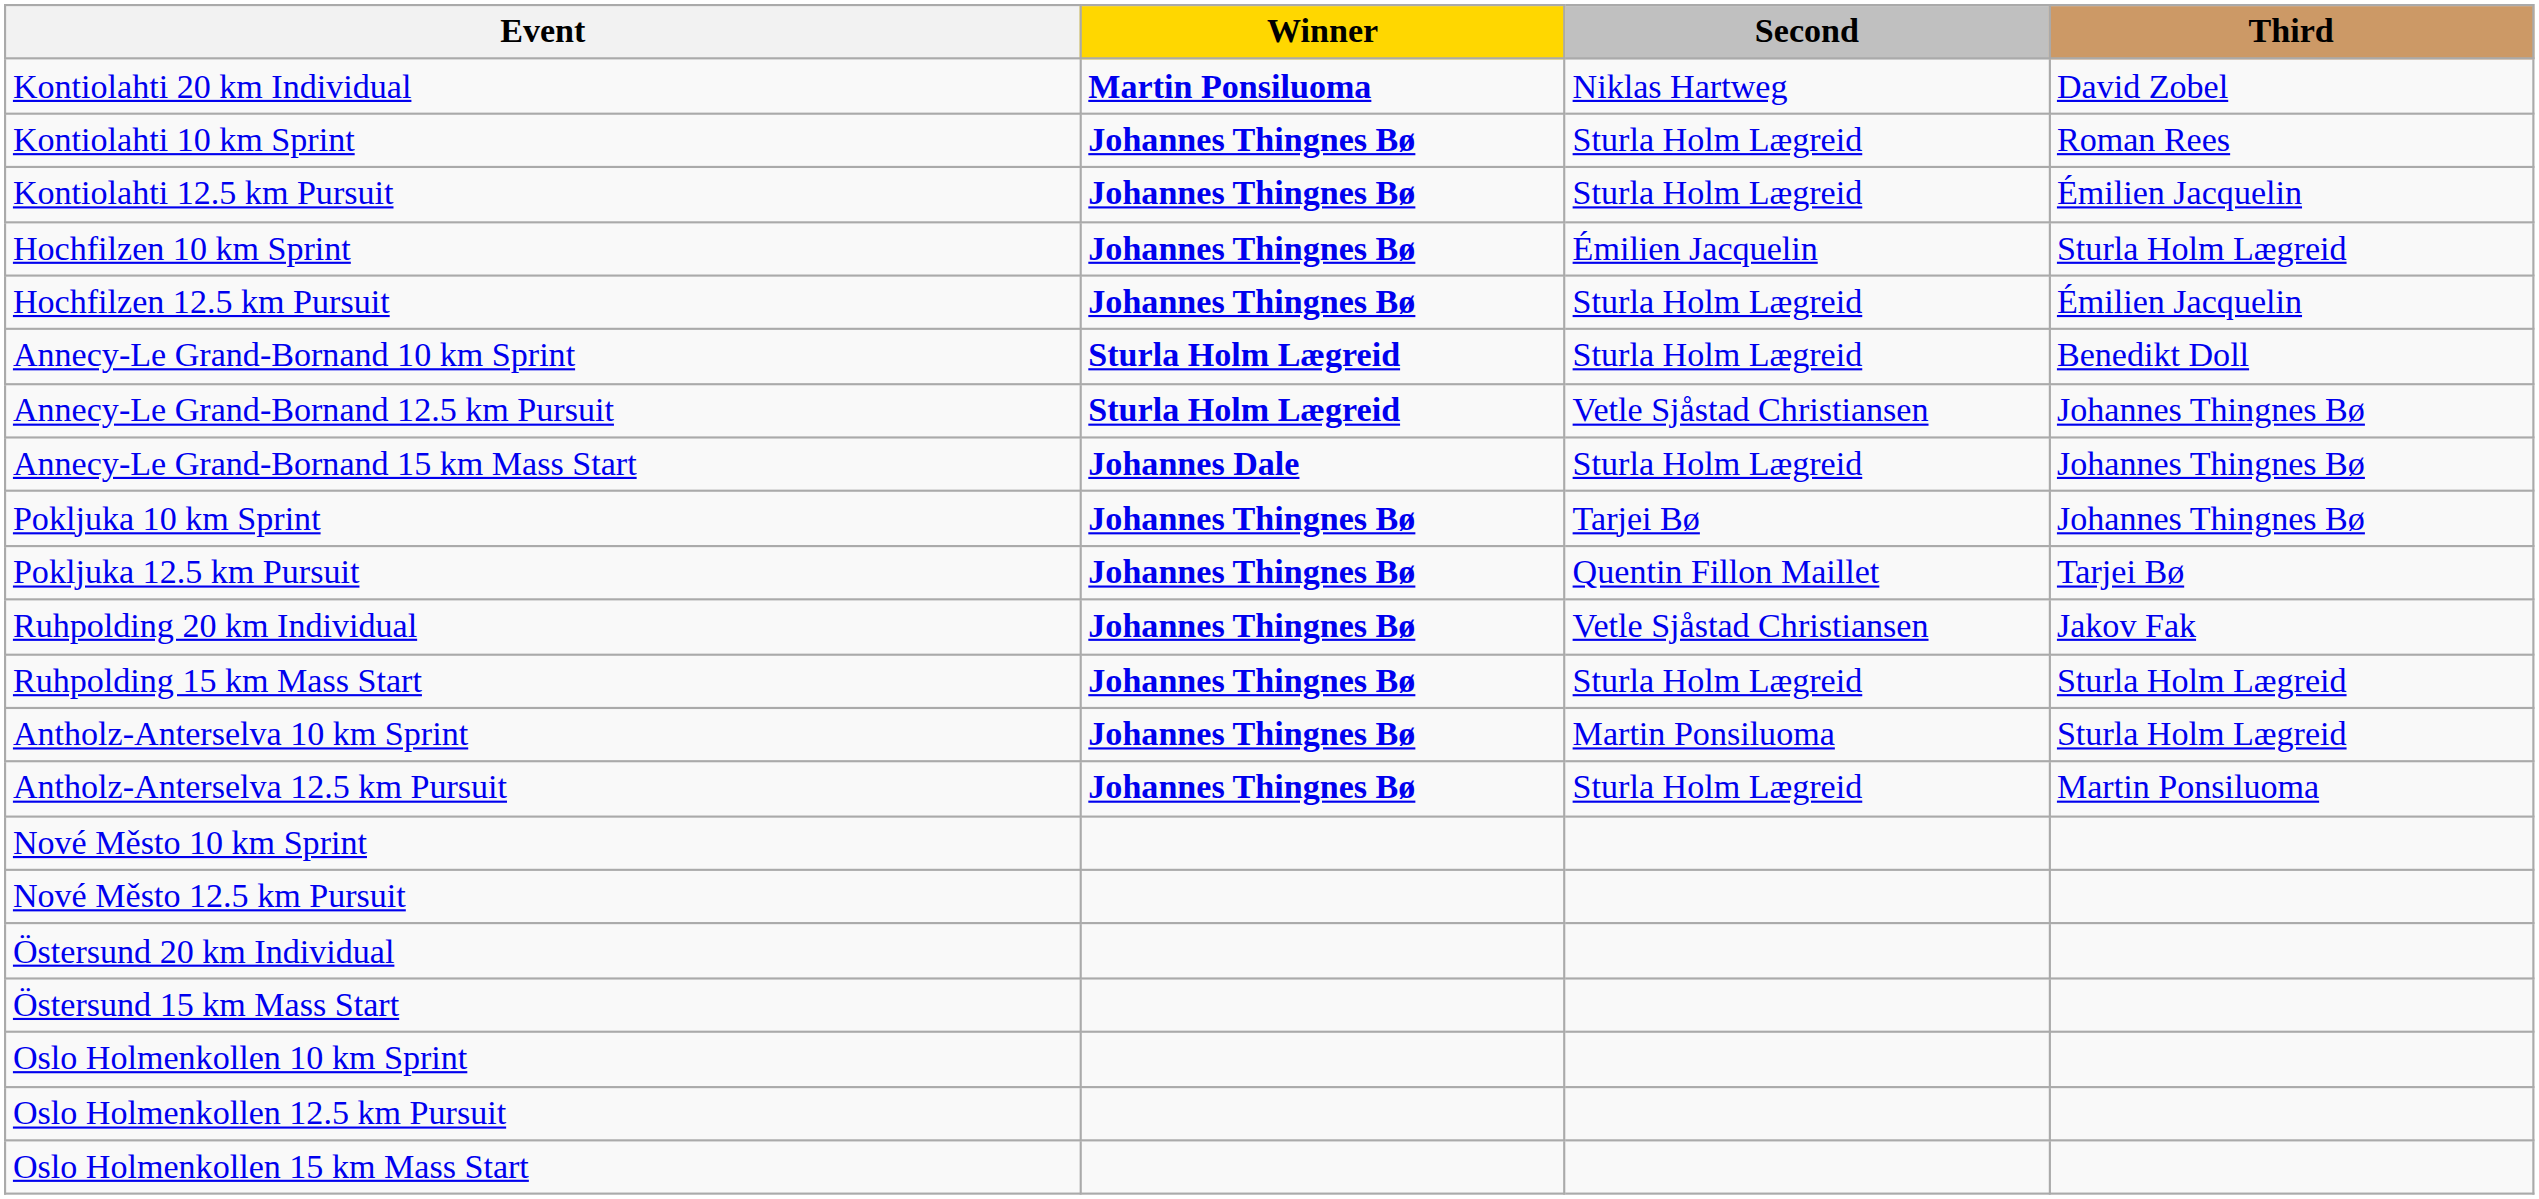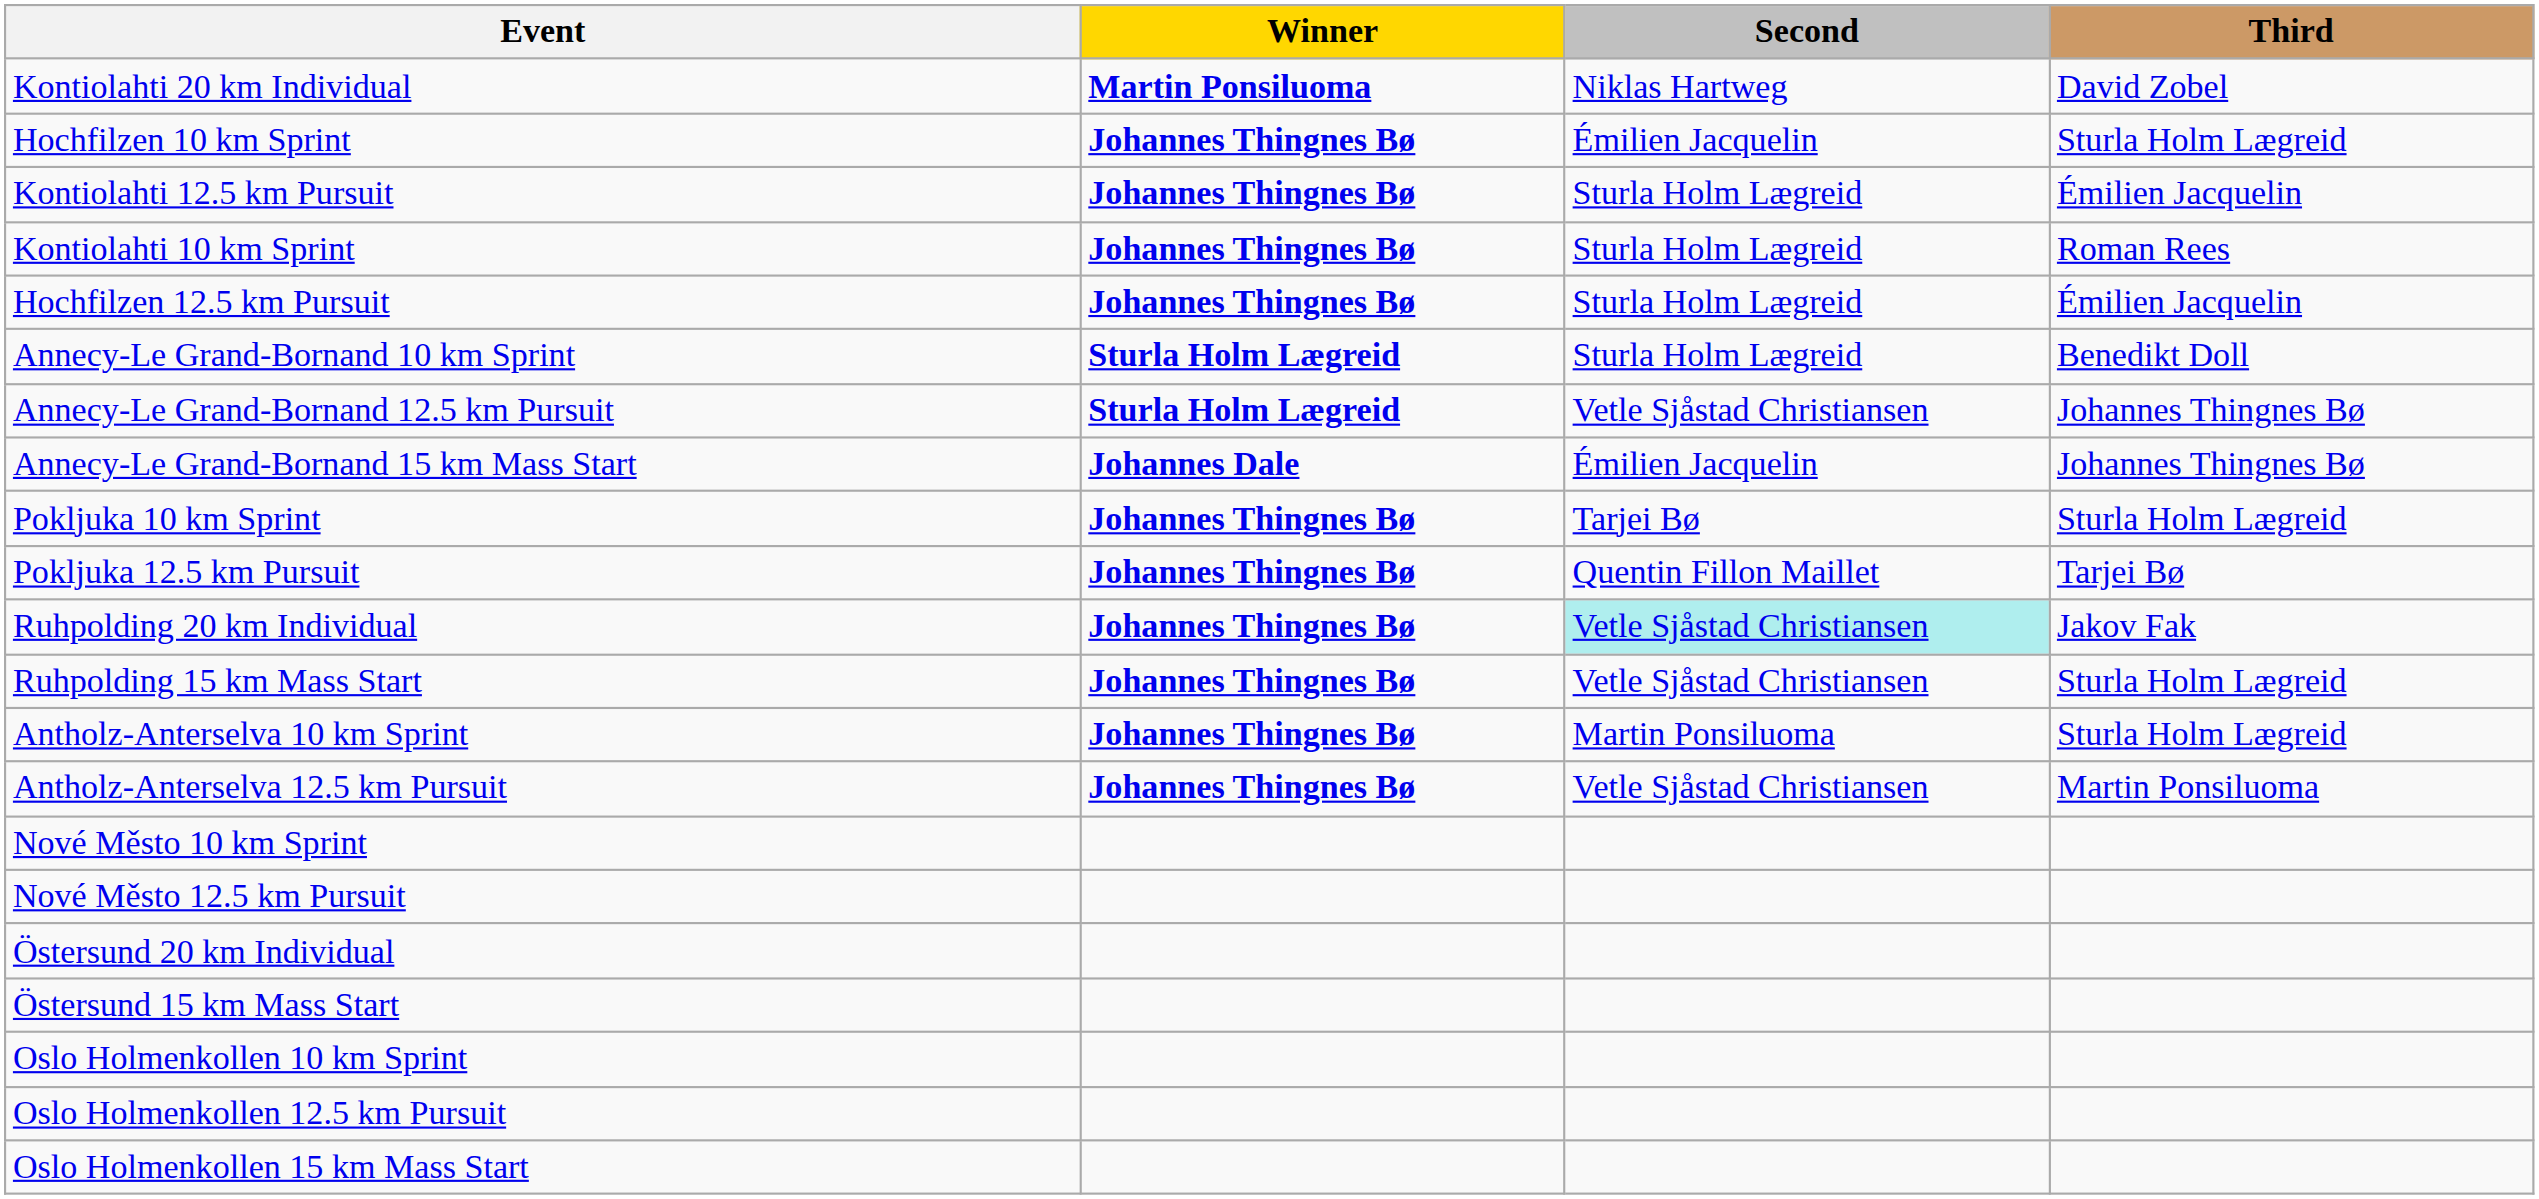rows swapped: (184, 139) <-> (182, 247)
(1717, 463) Sturla Holm Lægreid -> (1695, 463) Émilien Jacquelin
(2211, 517) Johannes Thingnes Bø -> (2202, 517) Sturla Holm Lægreid
(1751, 626) no background -> (1751, 626) paleturquoise background
(1717, 680) Sturla Holm Lægreid -> (1751, 680) Vetle Sjåstad Christiansen
(1717, 788) Sturla Holm Lægreid -> (1751, 788) Vetle Sjåstad Christiansen
